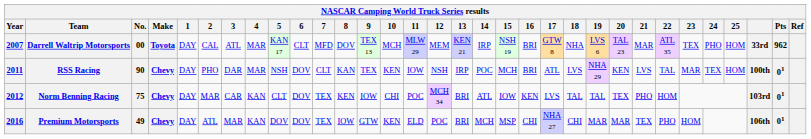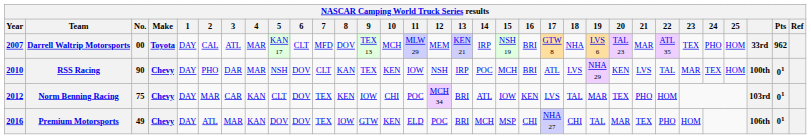(15, 71) 2011 -> (15, 71) 2010
(597, 96) TAL -> (597, 96) MAR
(597, 121) MAR -> (597, 121) TAL
